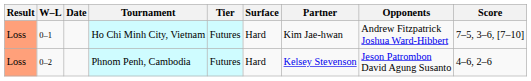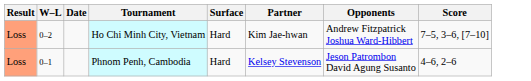- column: (225, 12)
(46, 35) 0–1 -> (46, 35) 0–2
(46, 63) 0–2 -> (46, 63) 0–1
